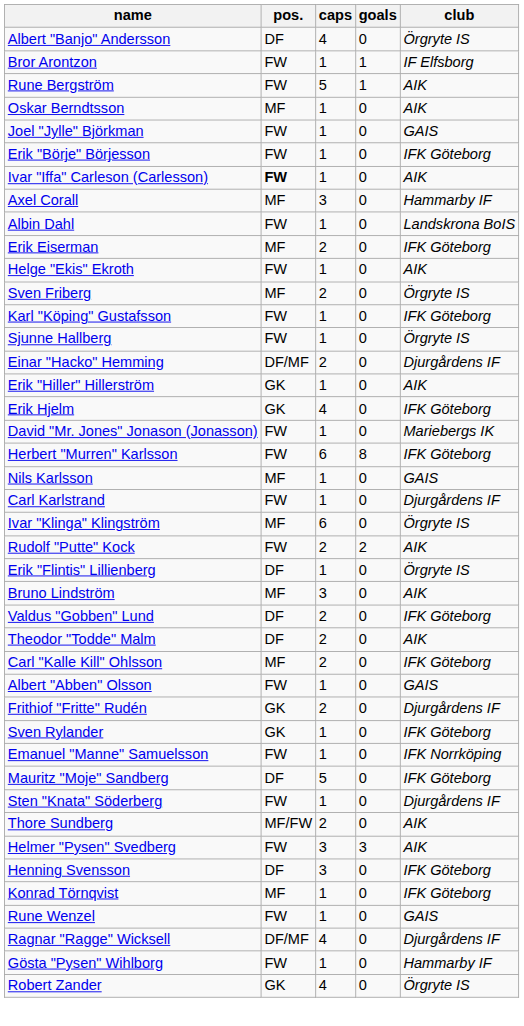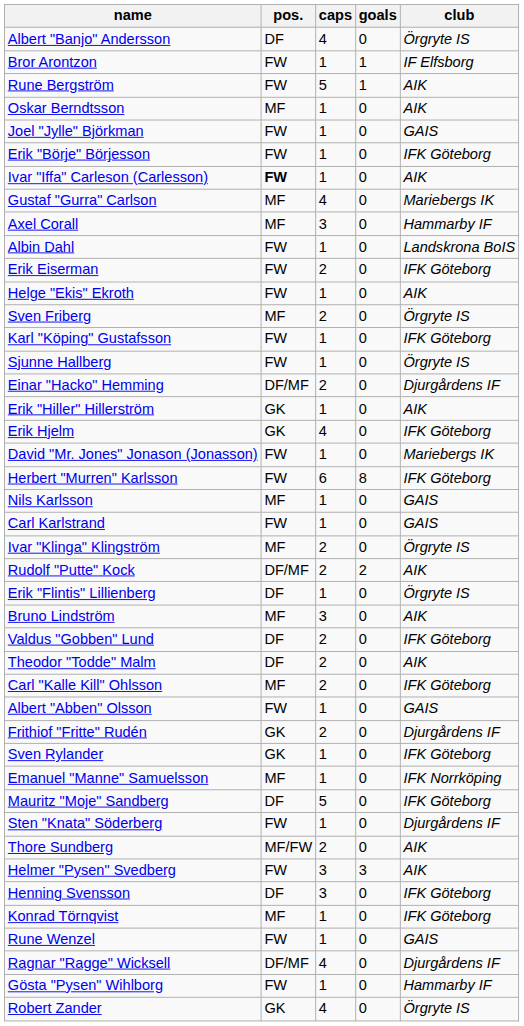+ row: (82, 200)
(275, 246) MF -> (276, 270) FW
(452, 500) Djurgårdens IF -> (421, 524) GAIS
(323, 524) 6 -> (323, 547) 2
(276, 547) FW -> (287, 570) DF/MF
(276, 754) FW -> (275, 778) MF
